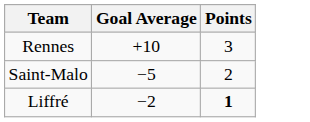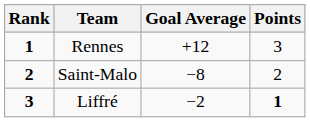+ column: (29, 18)
(146, 46) +10 -> (196, 46) +12
(146, 74) −5 -> (196, 74) −8
